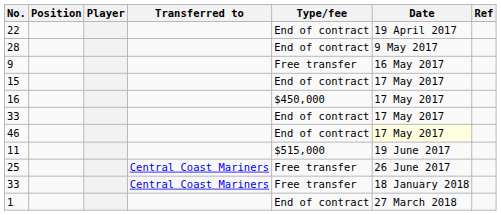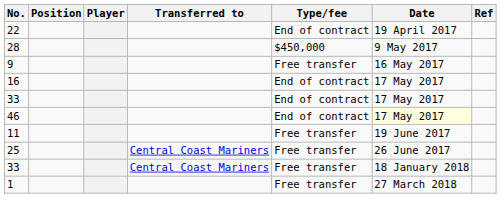(322, 47) End of contract -> (300, 47) $450,000
- row: (13, 82)
(300, 99) $450,000 -> (322, 82) End of contract
(300, 150) $515,000 -> (315, 133) Free transfer
(322, 202) End of contract -> (315, 185) Free transfer
